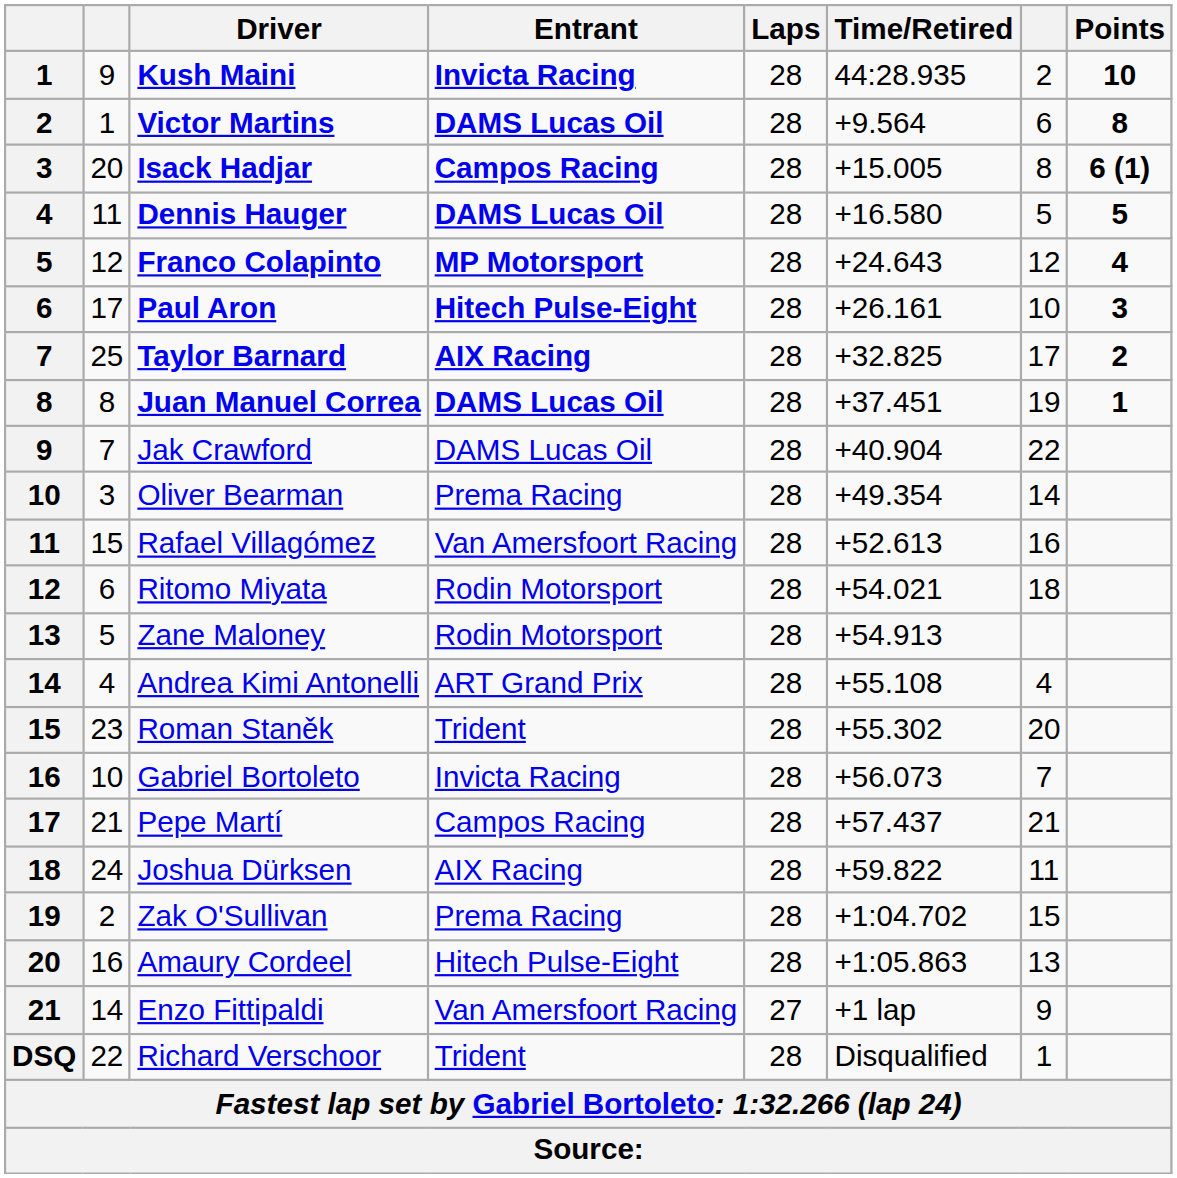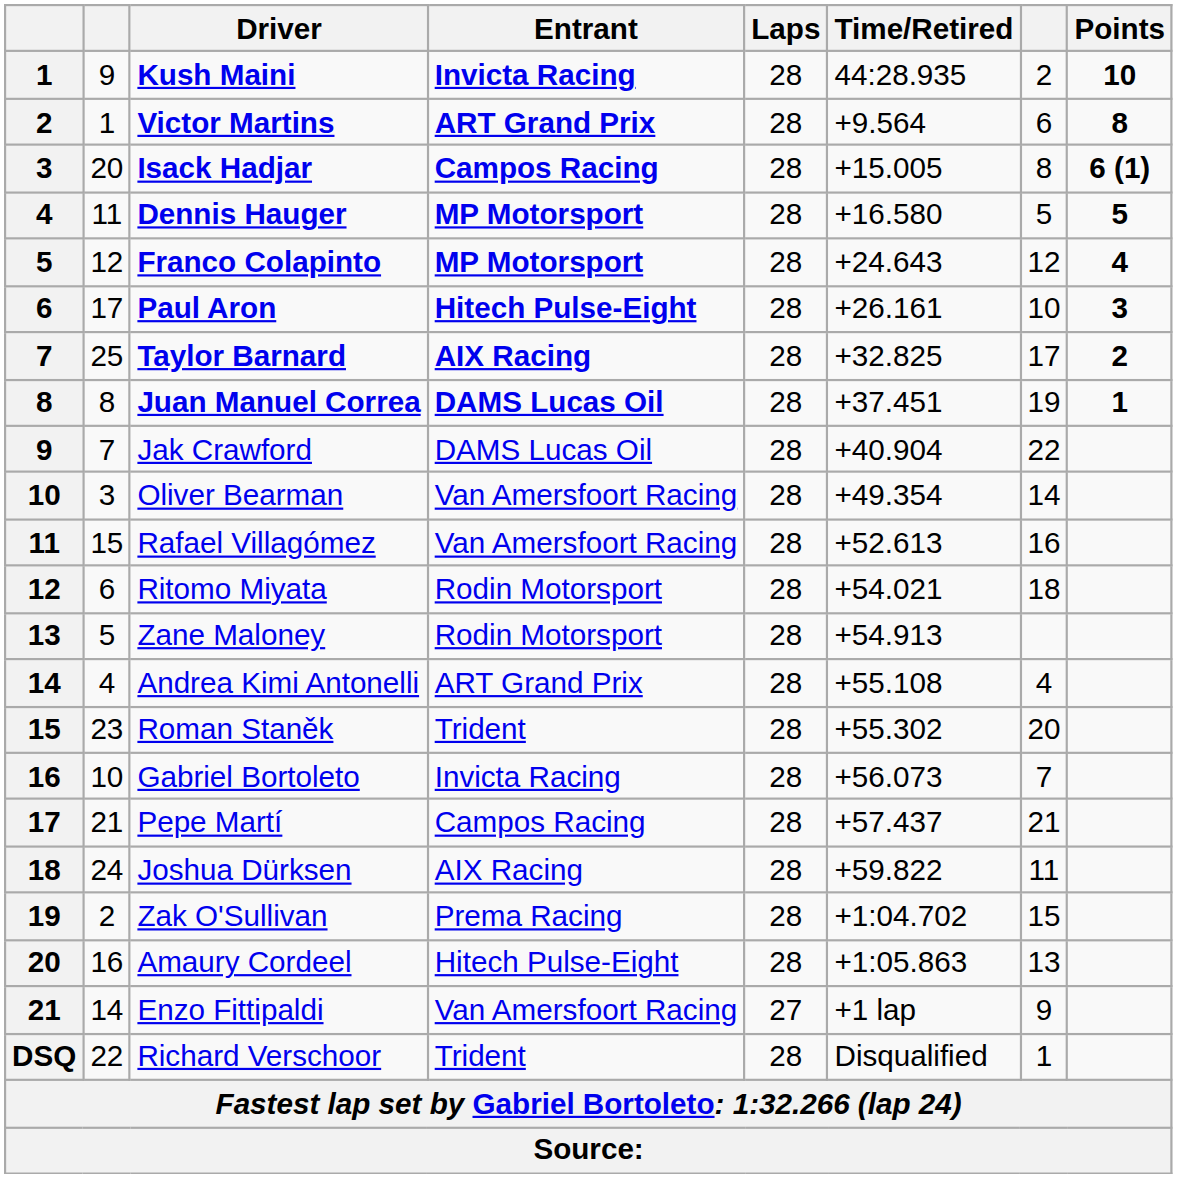(549, 122) DAMS Lucas Oil -> (545, 122) ART Grand Prix
(549, 215) DAMS Lucas Oil -> (539, 215) MP Motorsport
(529, 495) Prema Racing -> (586, 495) Van Amersfoort Racing
